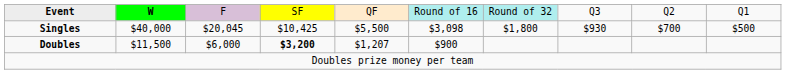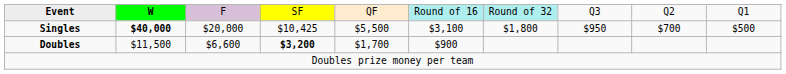(151, 28) normal -> (151, 28) bold
(223, 28) $20,045 -> (223, 28) $20,000
(446, 28) $3,098 -> (446, 28) $3,100
(595, 28) $930 -> (595, 28) $950
(223, 44) $6,000 -> (223, 44) $6,600
(372, 44) $1,207 -> (372, 44) $1,700
